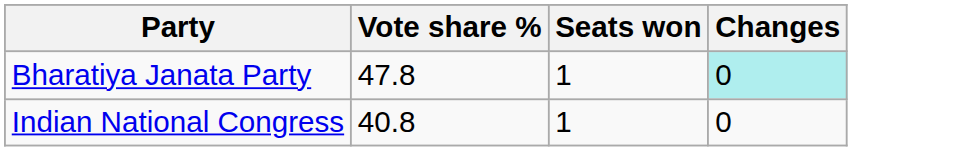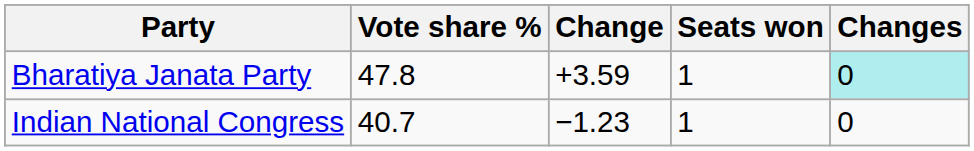+ column: (609, 27)
(387, 121) 40.8 -> (387, 121) 40.7
